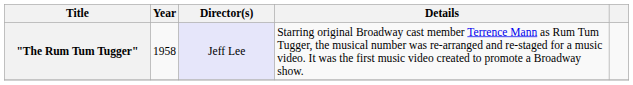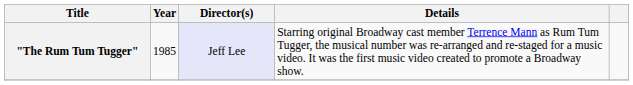(165, 51) 1958 -> (165, 51) 1985
